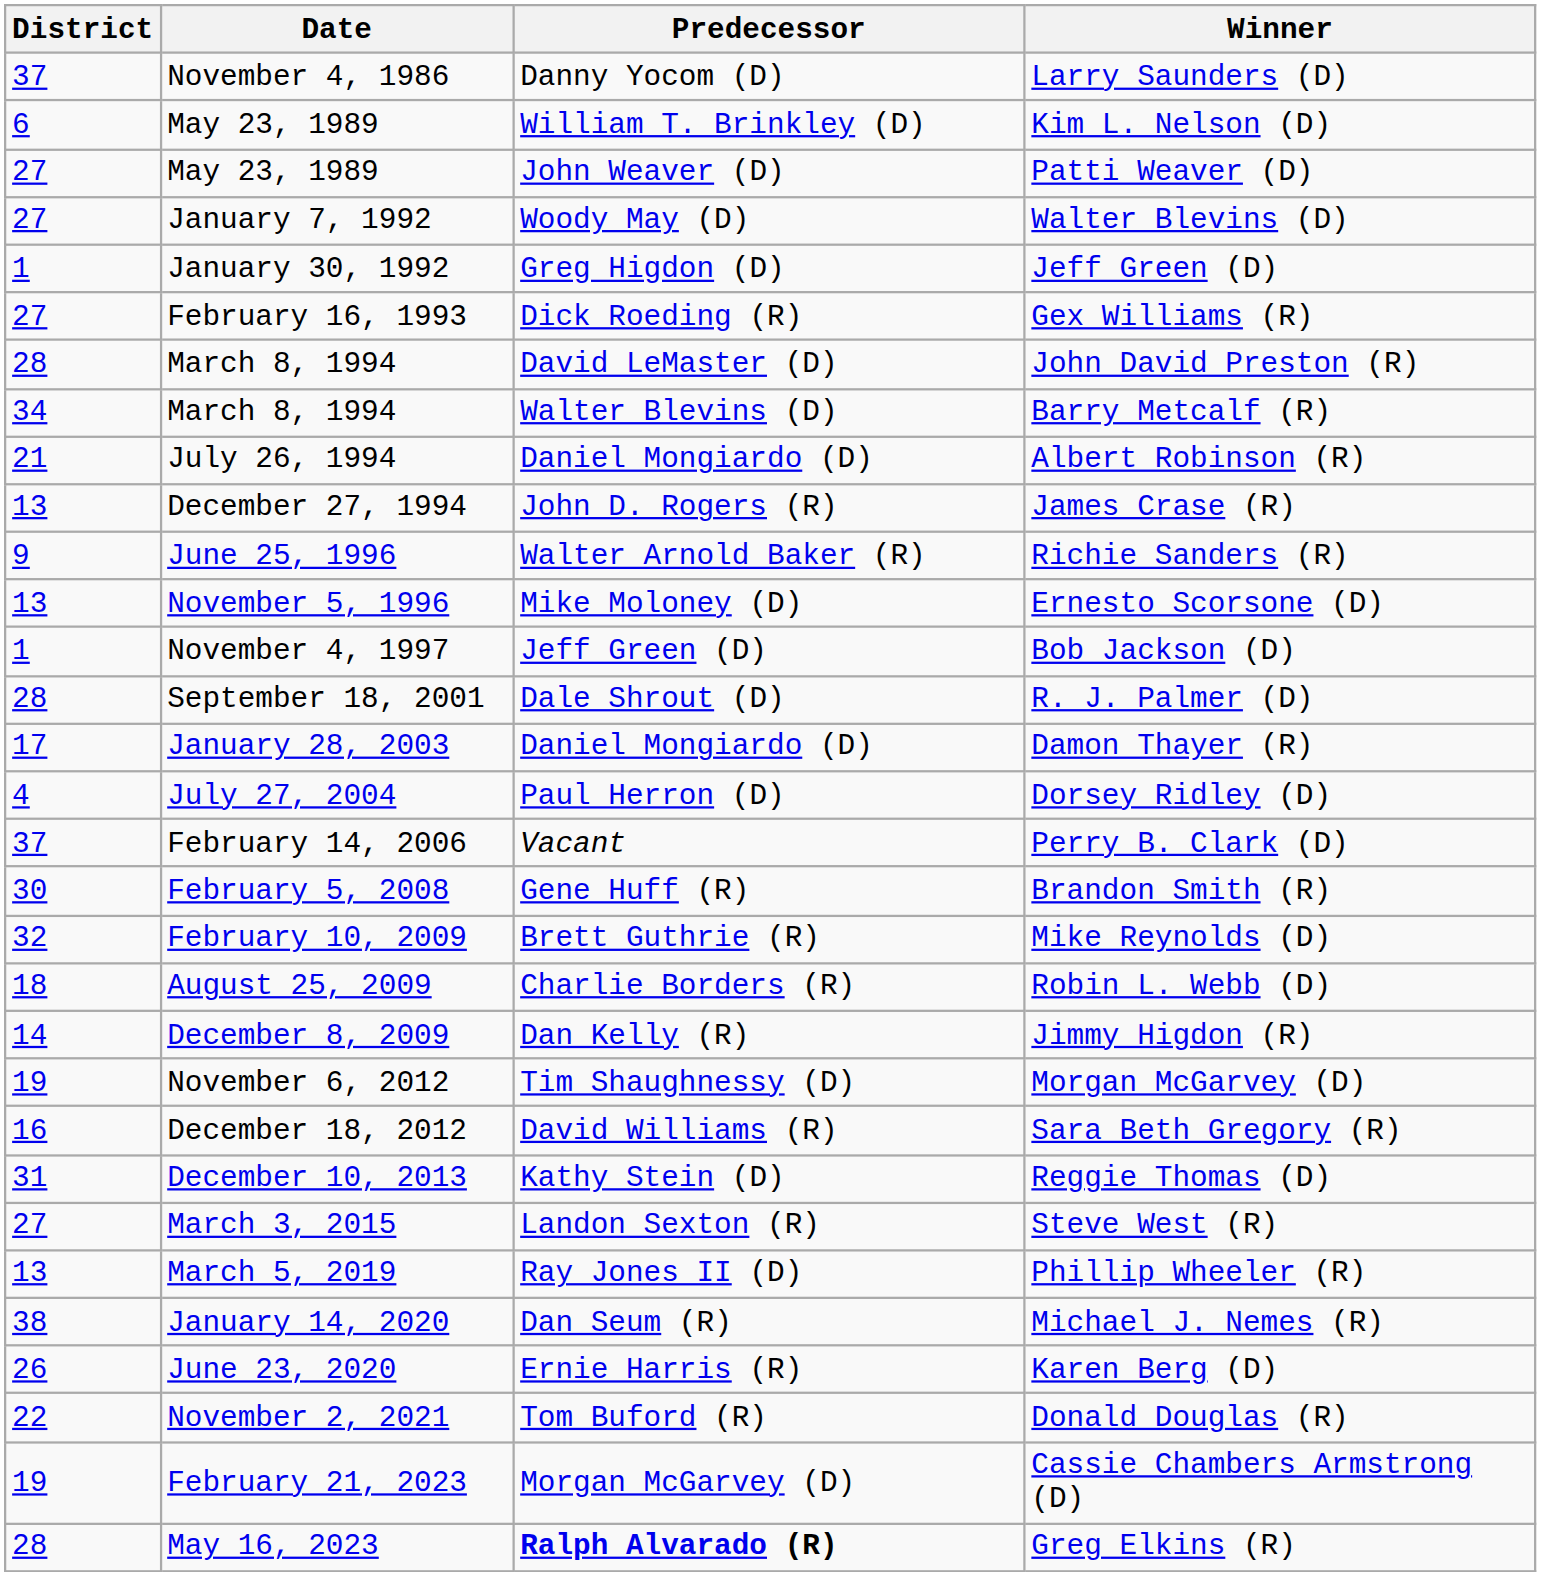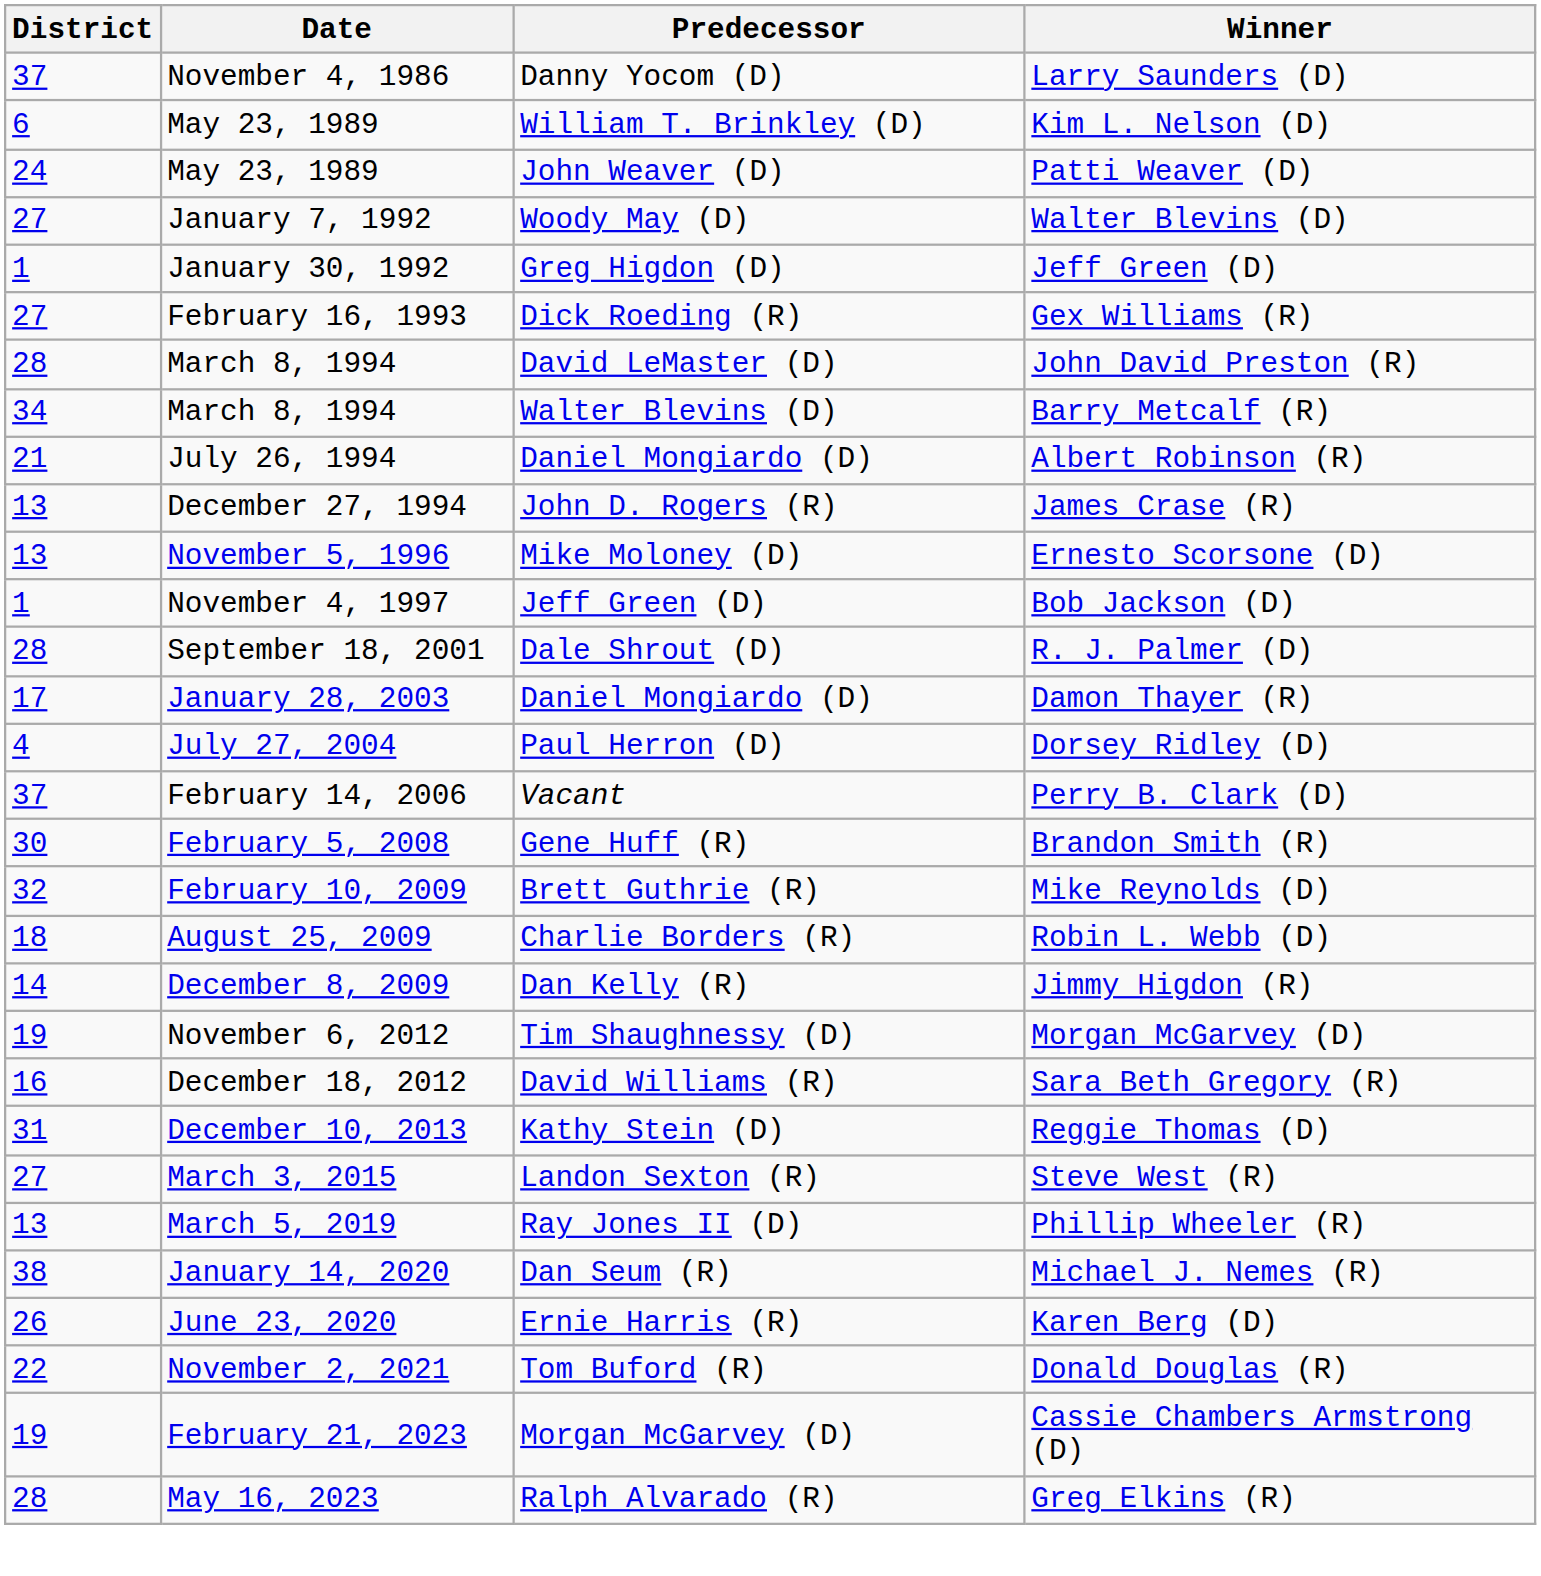(30, 173) 27 -> (30, 173) 24
- row: (1190, 556)
(679, 1547) bold -> (679, 1499) normal
